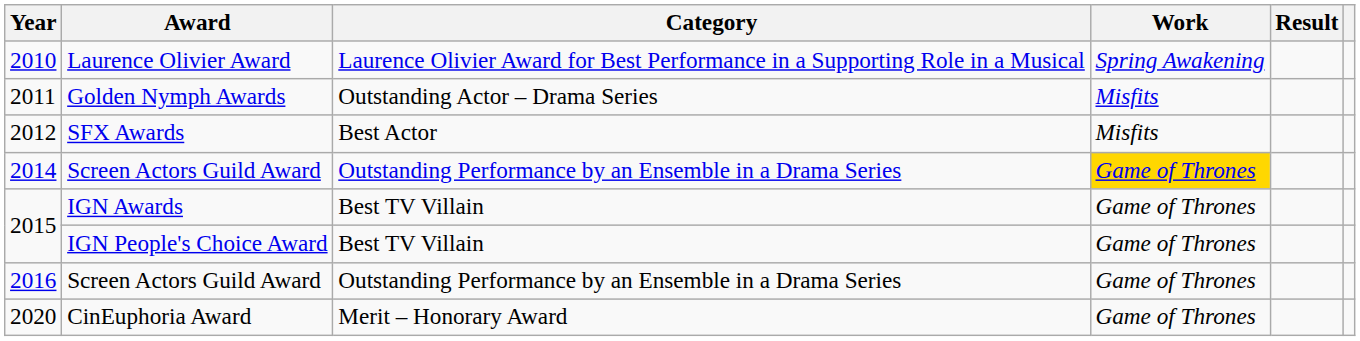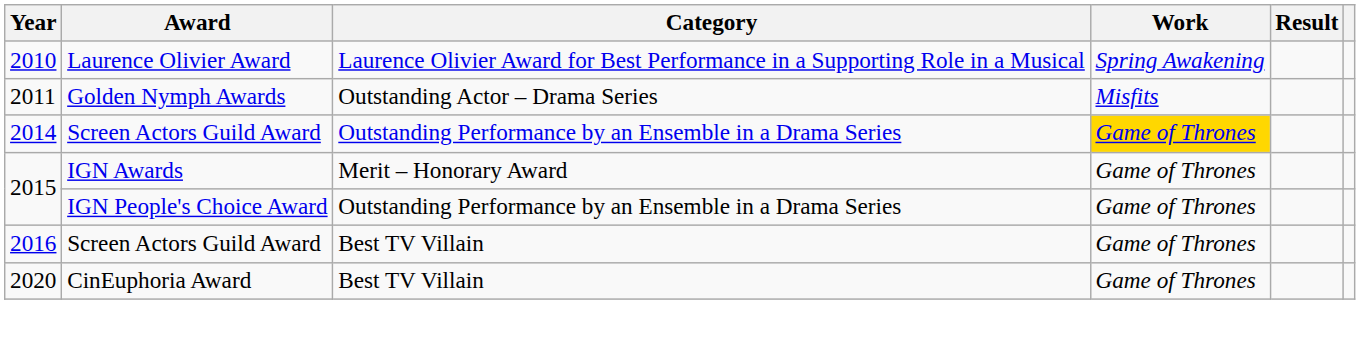- row: (33, 133)
(411, 206) Best TV Villain -> (453, 170) Merit – Honorary Award
(411, 243) Best TV Villain -> (620, 206) Outstanding Performance by an Ensemble in a Drama Series
(620, 280) Outstanding Performance by an Ensemble in a Drama Series -> (411, 243) Best TV Villain
(453, 317) Merit – Honorary Award -> (411, 280) Best TV Villain
